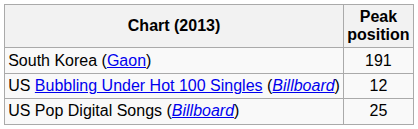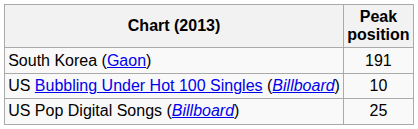(378, 85) 12 -> (378, 85) 10
